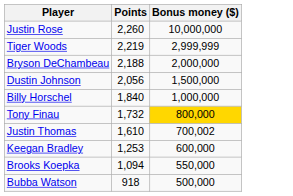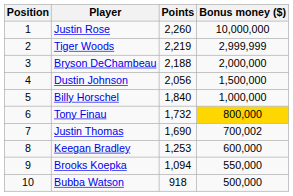+ column: (28, 13)
(131, 132) 1,610 -> (178, 132) 1,690
